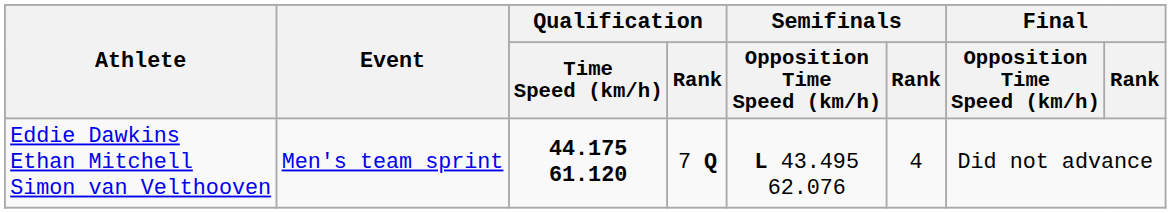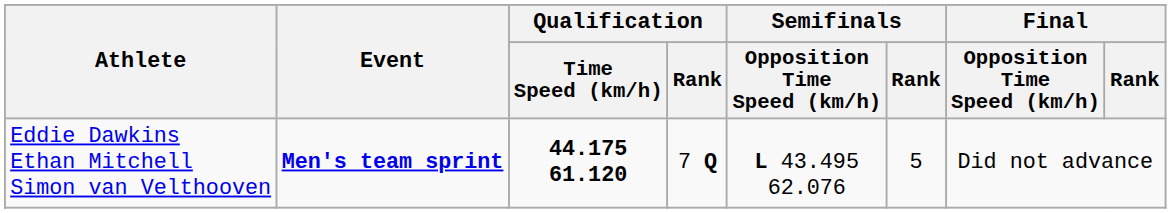(393, 163) normal -> (393, 163) bold
(916, 163) 4 -> (916, 163) 5
